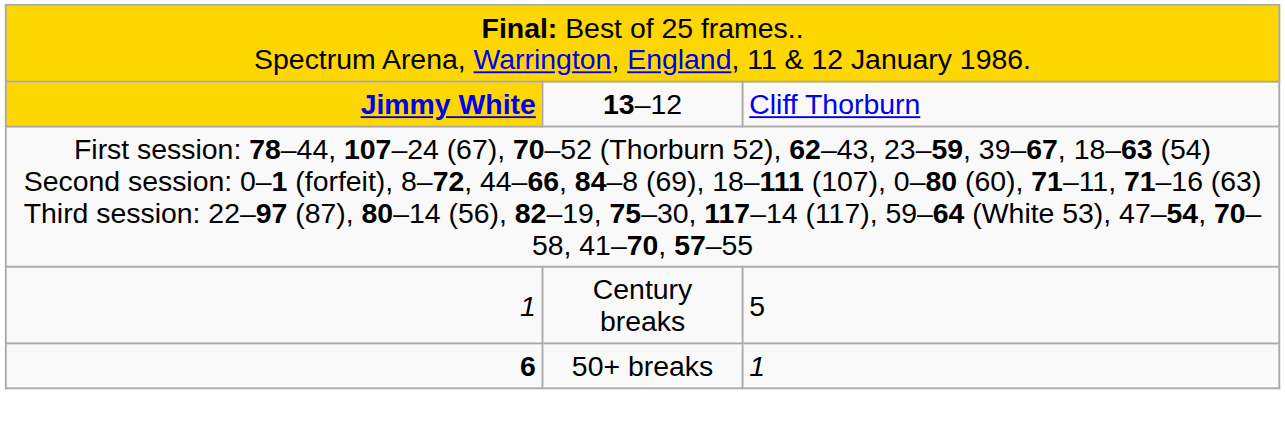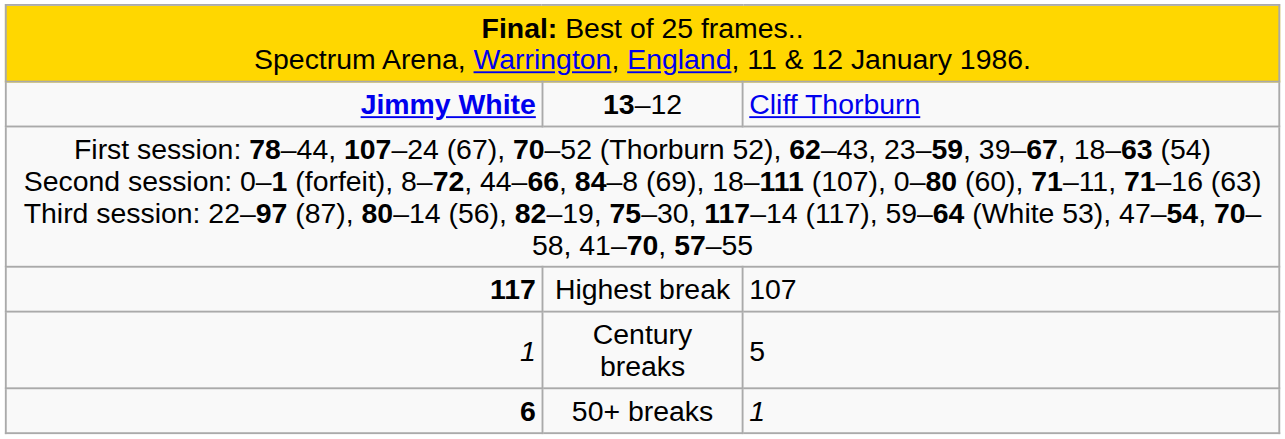(448, 104) gold background -> (448, 104) no background
+ row: (643, 290)
